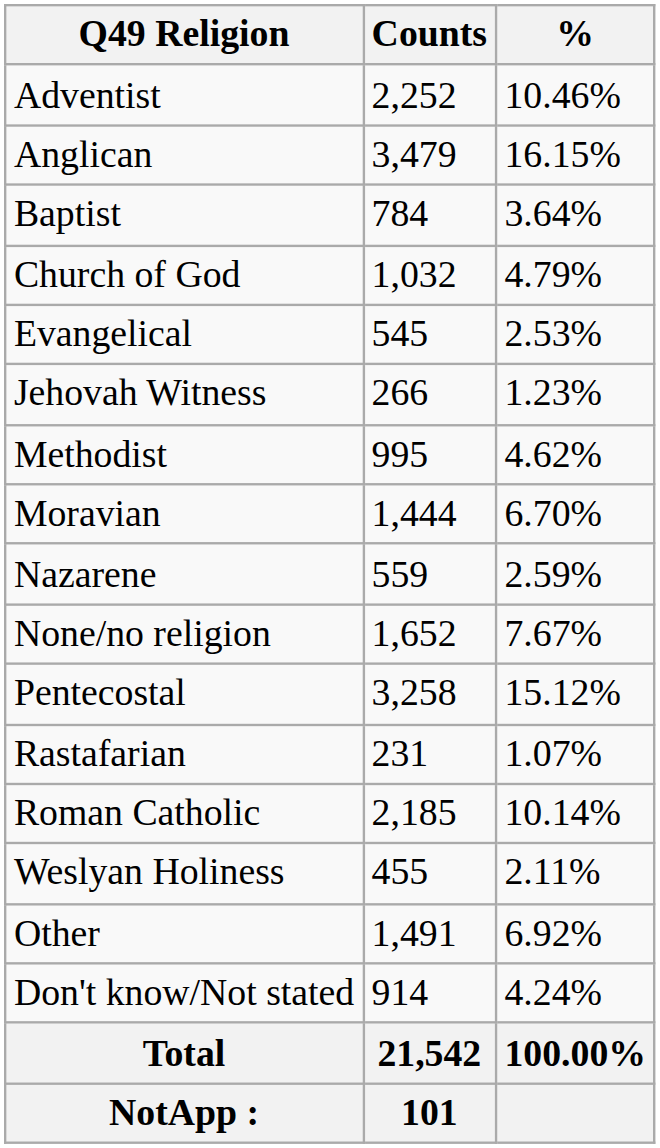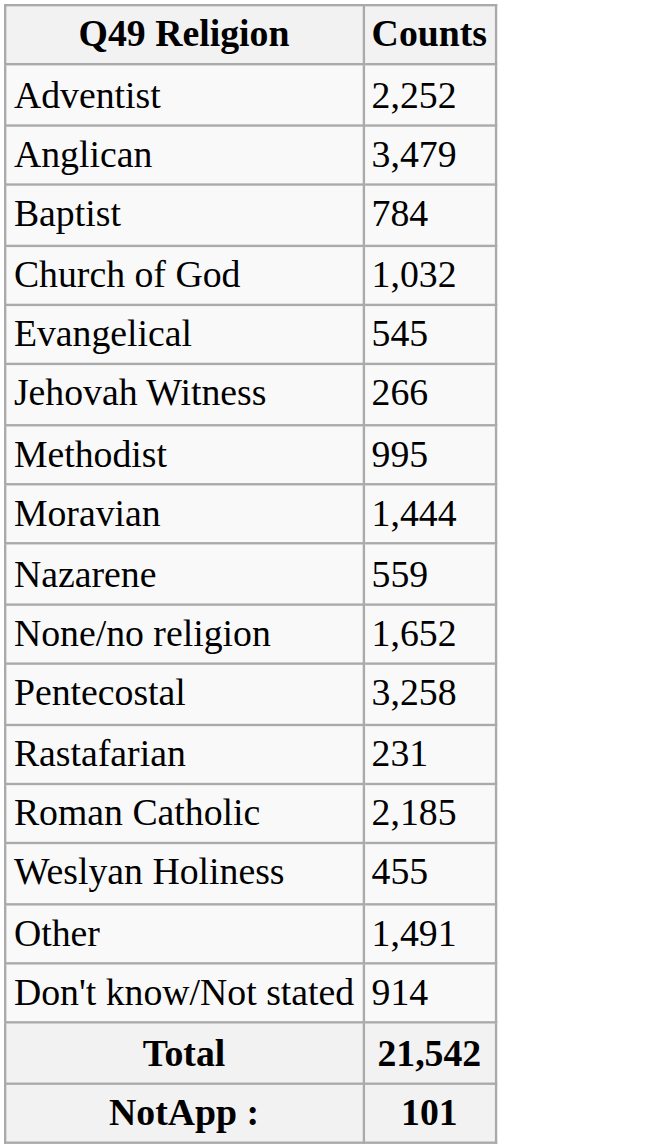- column: (575, 34)
